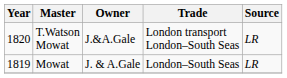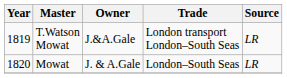(19, 38) 1820 -> (19, 38) 1819
(19, 63) 1819 -> (19, 63) 1820
